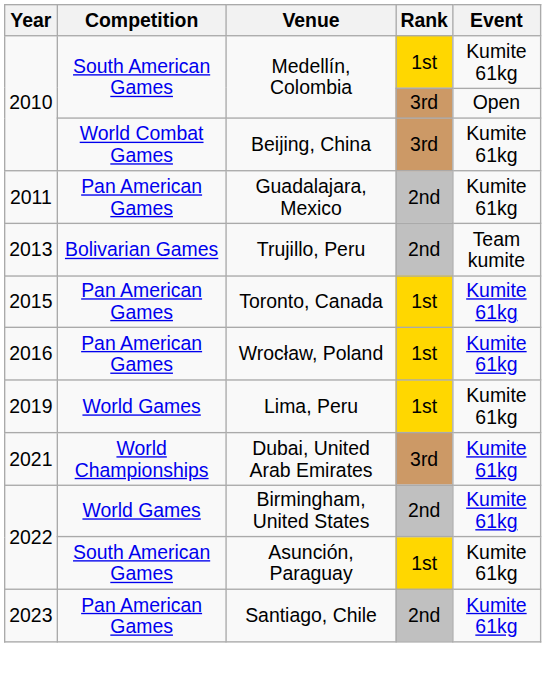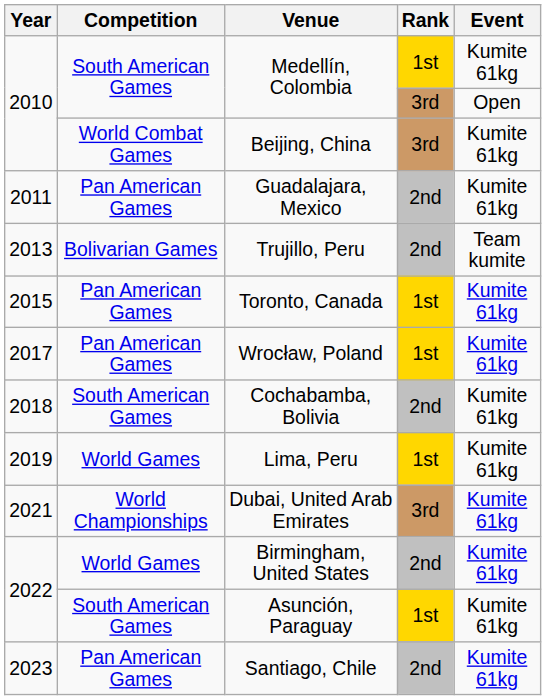(31, 354) 2016 -> (31, 354) 2017
+ row: (311, 407)
